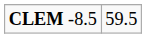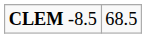(121, 18) 59.5 -> (121, 18) 68.5
